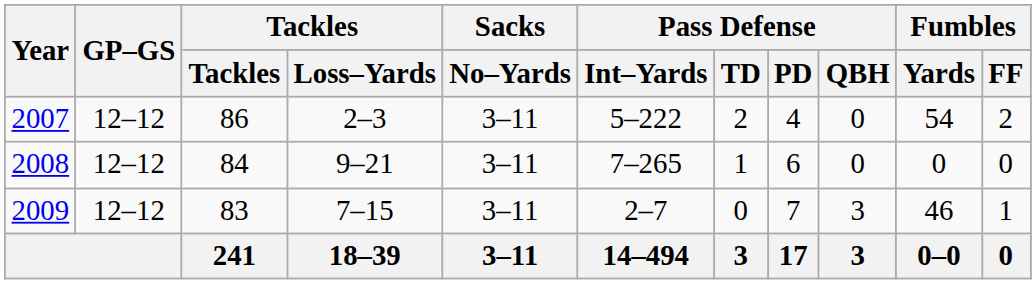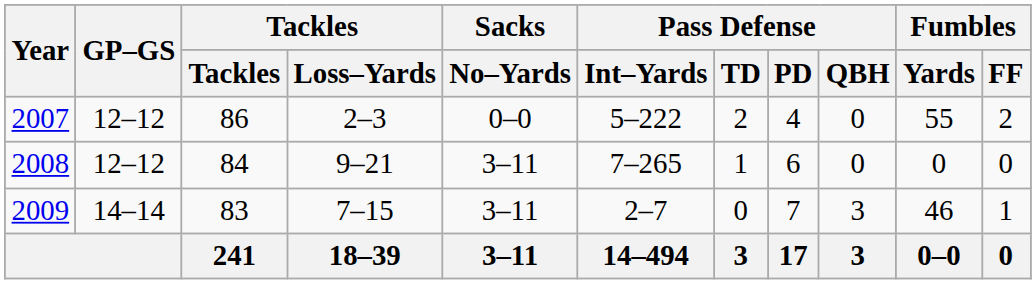(510, 118) 3–11 -> (510, 118) 0–0
(939, 118) 54 -> (939, 118) 55
(129, 210) 12–12 -> (129, 210) 14–14
